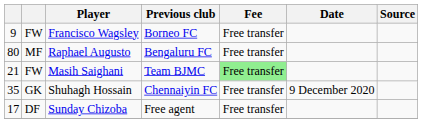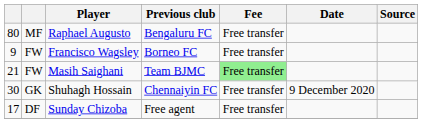rows swapped: (93, 33) <-> (89, 52)
(13, 90) 35 -> (13, 90) 30
